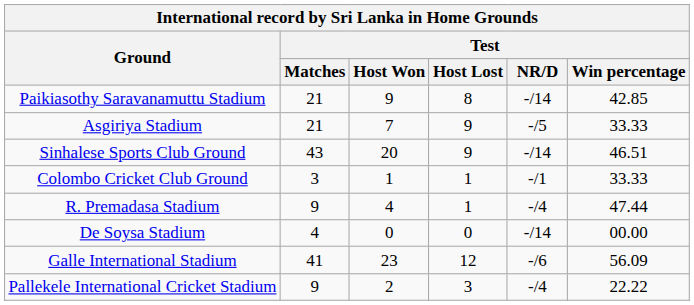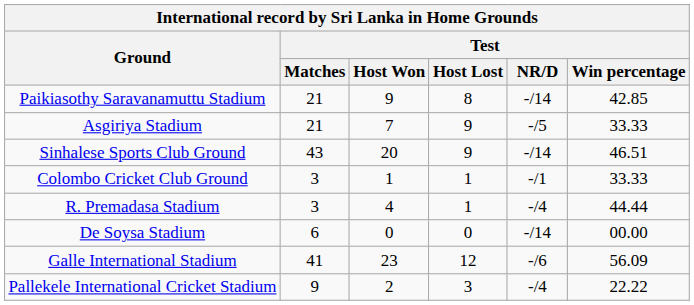(315, 206) 9 -> (315, 206) 3
(629, 206) 47.44 -> (629, 206) 44.44
(315, 233) 4 -> (315, 233) 6
